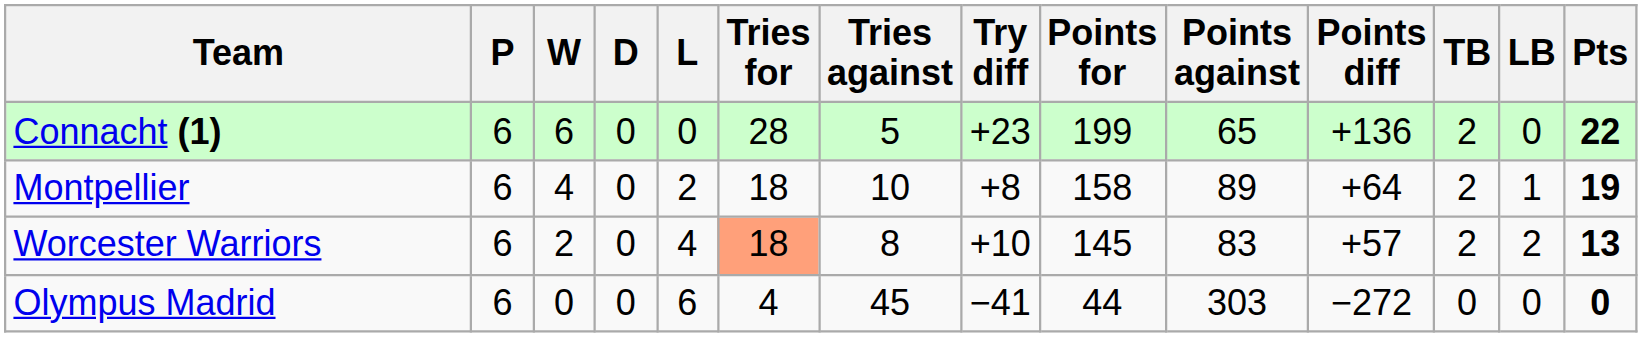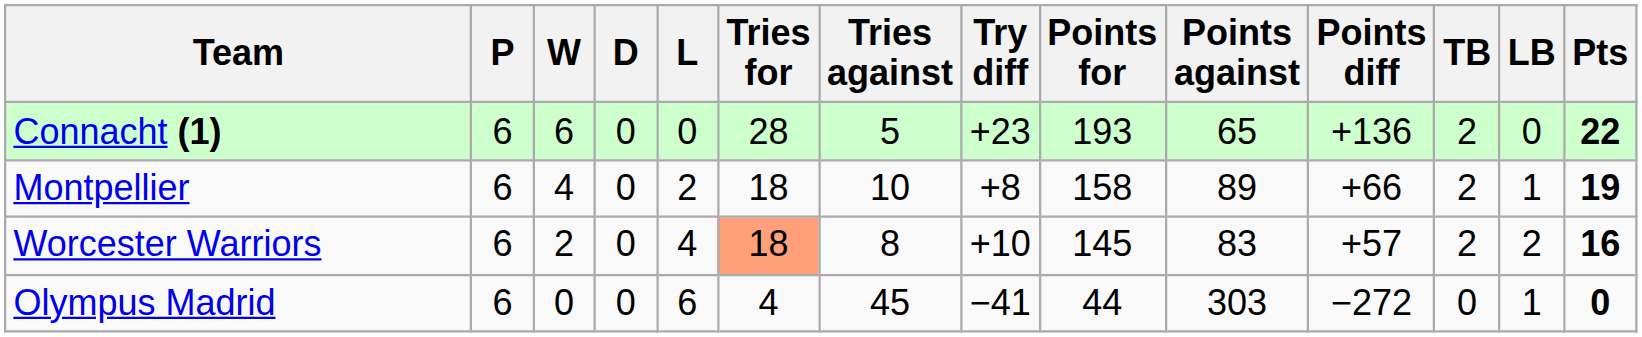(1102, 130) 199 -> (1102, 130) 193
(1372, 187) +64 -> (1372, 187) +66
(1600, 244) 13 -> (1600, 244) 16
(1532, 301) 0 -> (1532, 301) 1
